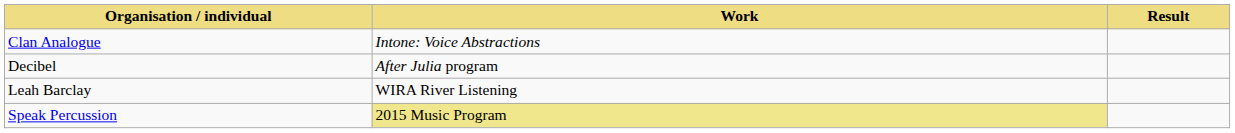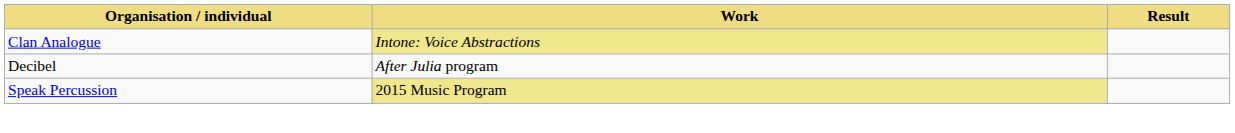(458, 41) no background -> (458, 41) khaki background
- row: (50, 90)
